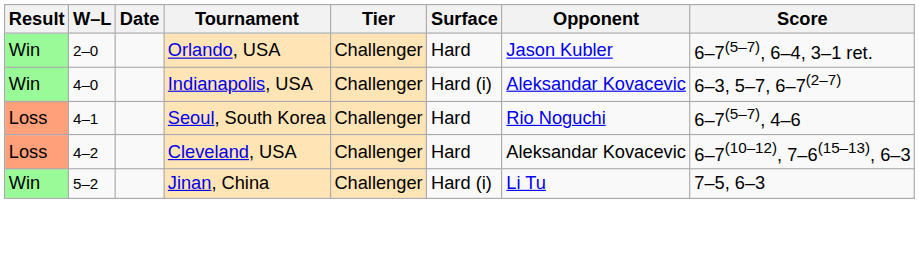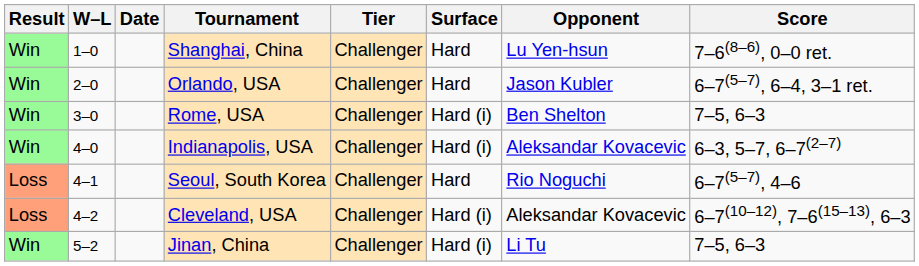+ row: (235, 50)
+ row: (216, 115)
(451, 151) Hard -> (461, 214) Hard (i)
